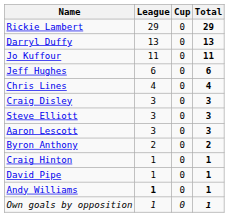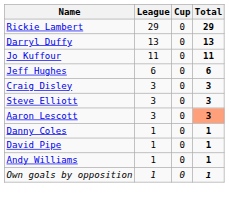- row: (37, 86)
(209, 130) no background -> (209, 116) lightsalmon background
- row: (42, 145)
+ row: (37, 130)
- row: (39, 160)
(153, 190) bold -> (153, 160) normal
